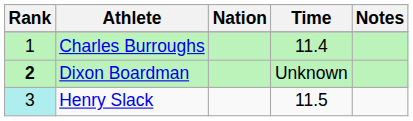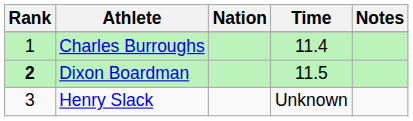(311, 73) Unknown -> (311, 73) 11.5
(30, 101) paleturquoise background -> (30, 101) no background
(311, 101) 11.5 -> (311, 101) Unknown
